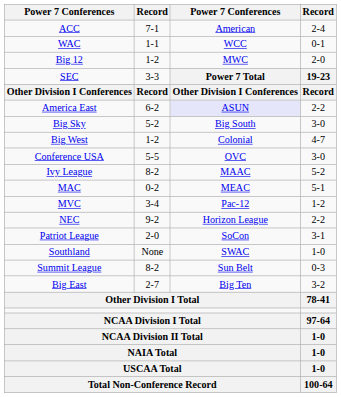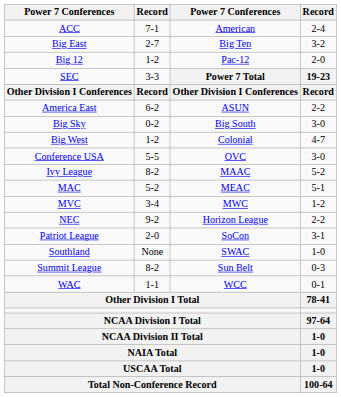rows swapped: (69, 284) <-> (69, 44)
(235, 60) MWC -> (235, 60) Pac-12
(235, 108) lavender background -> (235, 108) no background
(152, 124) 5-2 -> (152, 124) 0-2
(152, 188) 0-2 -> (152, 188) 5-2
(235, 204) Pac-12 -> (235, 204) MWC
